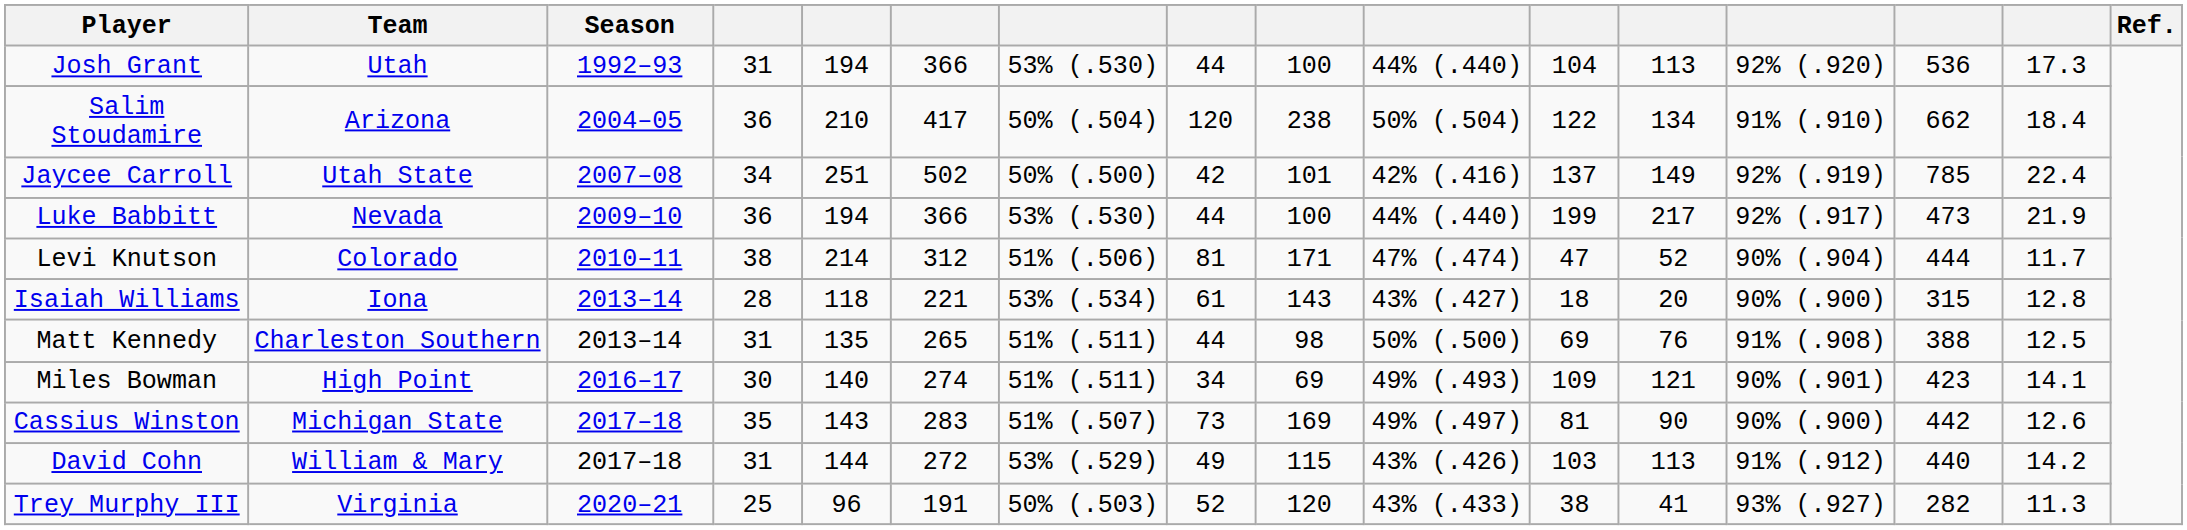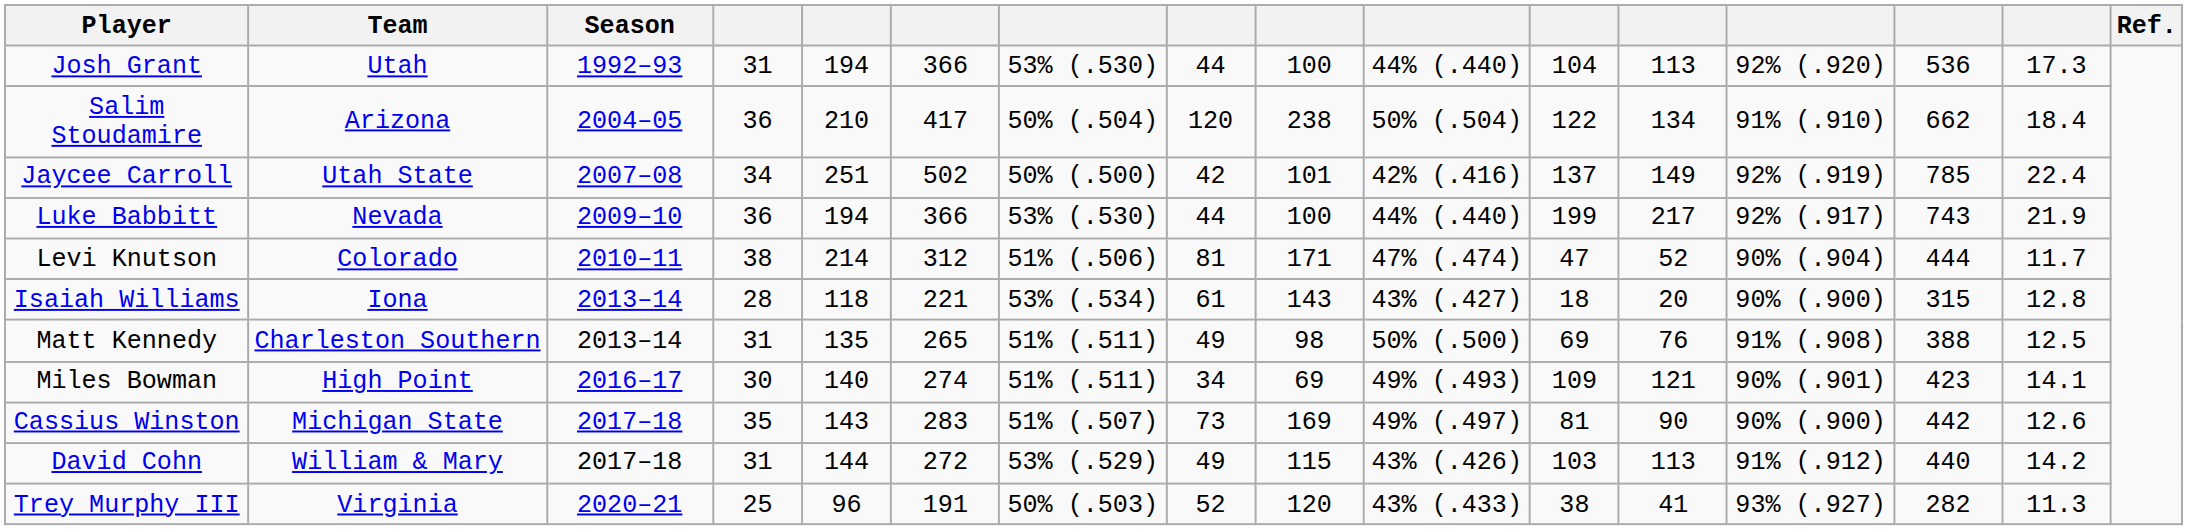(1948, 218) 473 -> (1948, 218) 743
(1211, 341) 44 -> (1211, 341) 49
